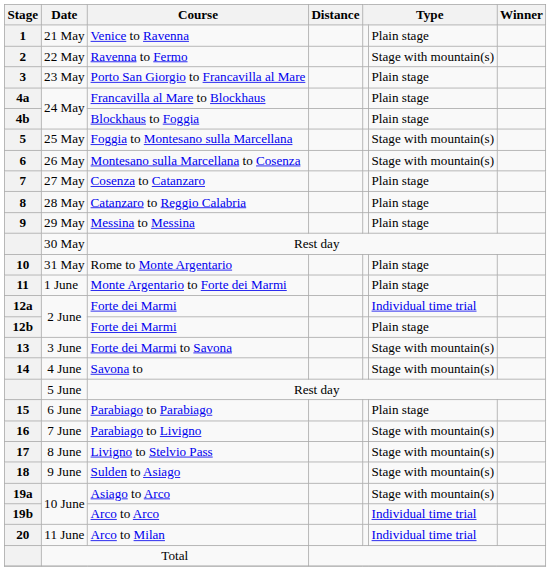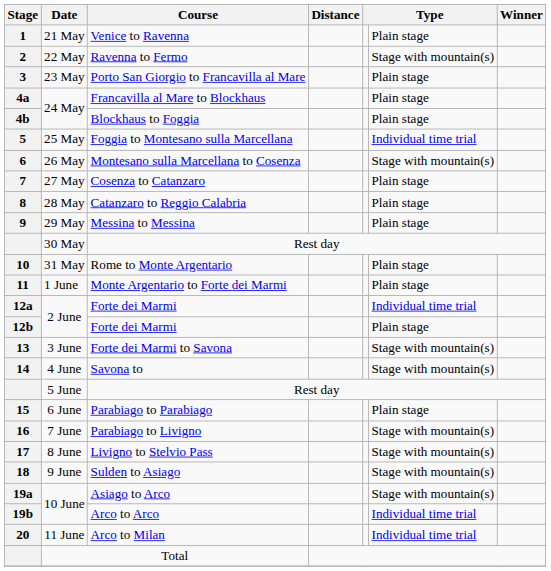(433, 139) Stage with mountain(s) -> (424, 139) Individual time trial
